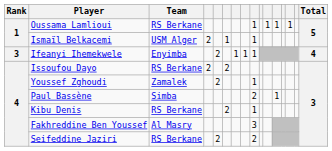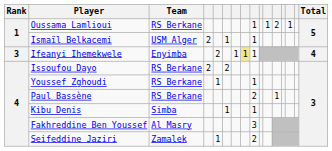(277, 25) 1 -> (277, 25) 2
(245, 54) no background -> (245, 54) khaki background
(169, 82) Zamalek -> (177, 82) RS Berkane
(218, 82) 2 -> (218, 82) 1
(164, 96) Simba -> (177, 96) RS Berkane
(177, 110) RS Berkane -> (164, 110) Simba
(227, 110) 2 -> (227, 110) 1
(177, 138) RS Berkane -> (169, 138) Zamalek
(218, 138) 2 -> (218, 138) 1
